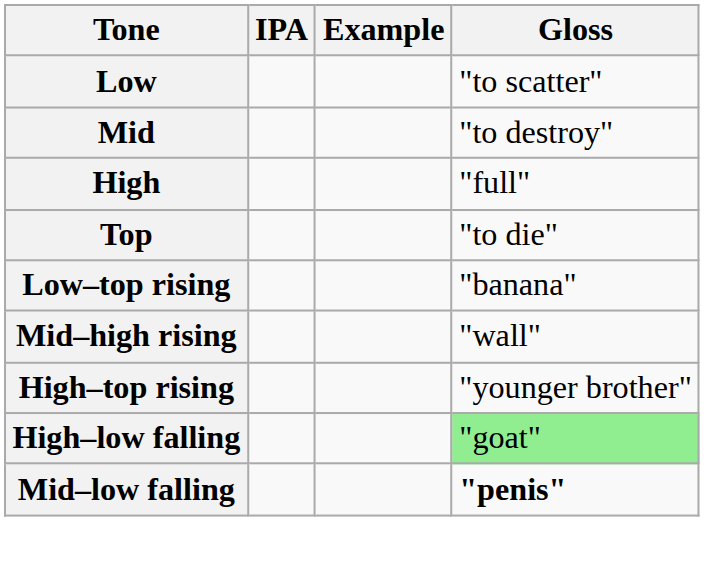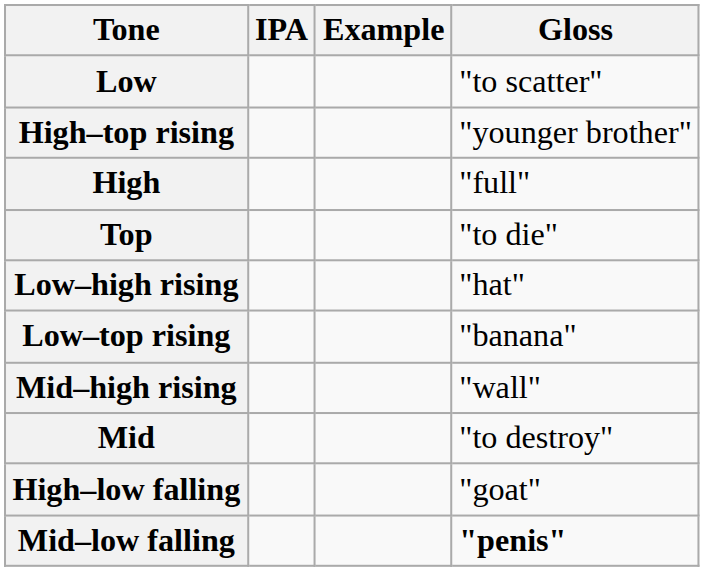rows swapped: (126, 132) <-> (126, 387)
+ row: (126, 285)
(500, 438) lightgreen background -> (500, 489) no background
